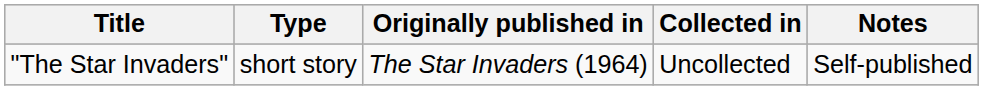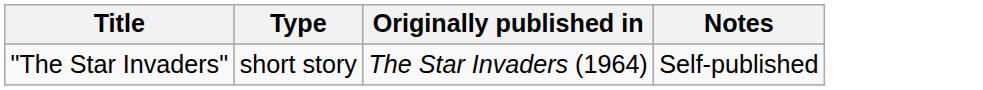- column: (731, 24)
